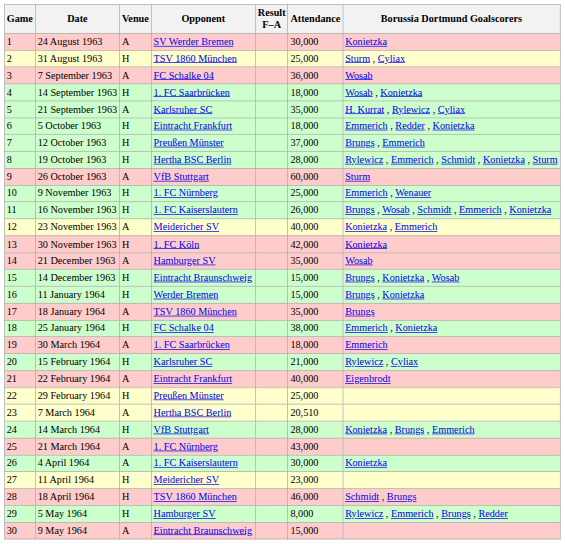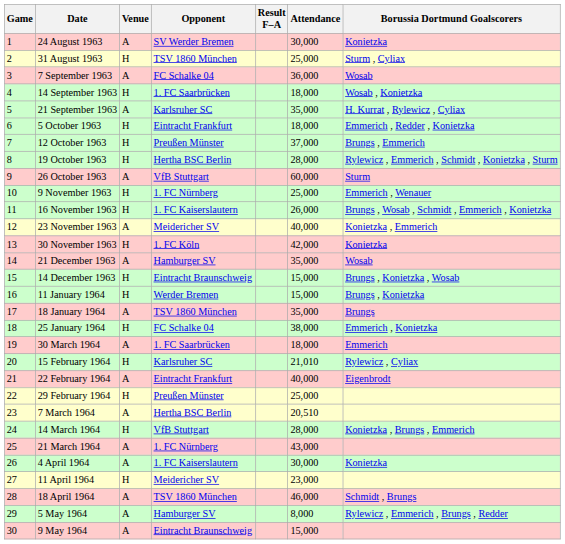(304, 362) 21,000 -> (304, 362) 21,010
(126, 497) H -> (126, 497) A
(126, 514) H -> (126, 514) A
